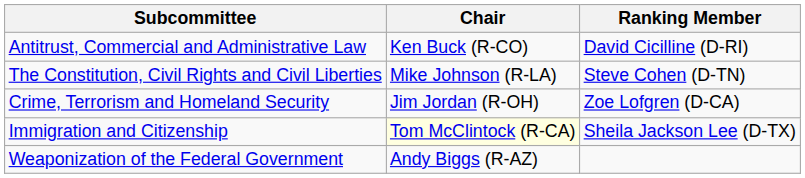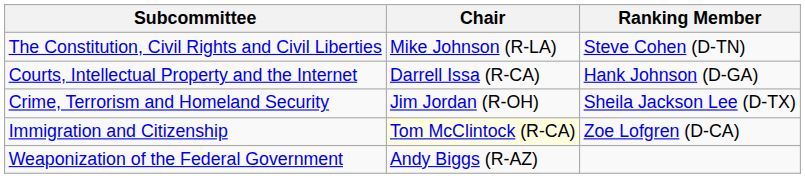- row: (187, 46)
+ row: (183, 74)
(662, 103) Zoe Lofgren (D-CA) -> (690, 103) Sheila Jackson Lee (D-TX)
(690, 131) Sheila Jackson Lee (D-TX) -> (662, 131) Zoe Lofgren (D-CA)
